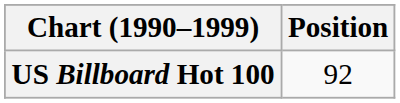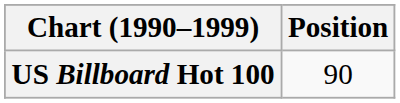(338, 73) 92 -> (338, 73) 90
